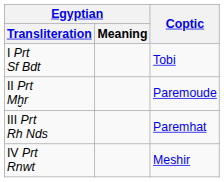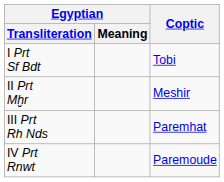(185, 93) Paremoude -> (172, 93) Meshir
(172, 160) Meshir -> (185, 160) Paremoude
